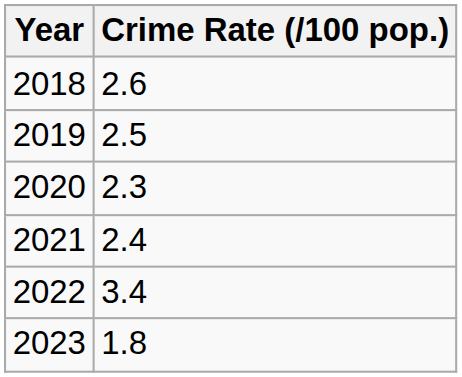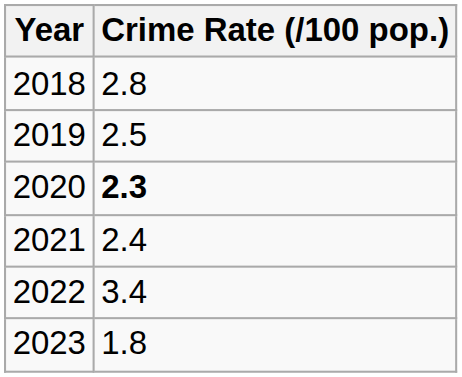(124, 82) 2.6 -> (124, 82) 2.8
(124, 187) normal -> (124, 187) bold
